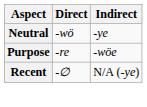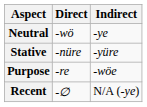+ row: (28, 52)
